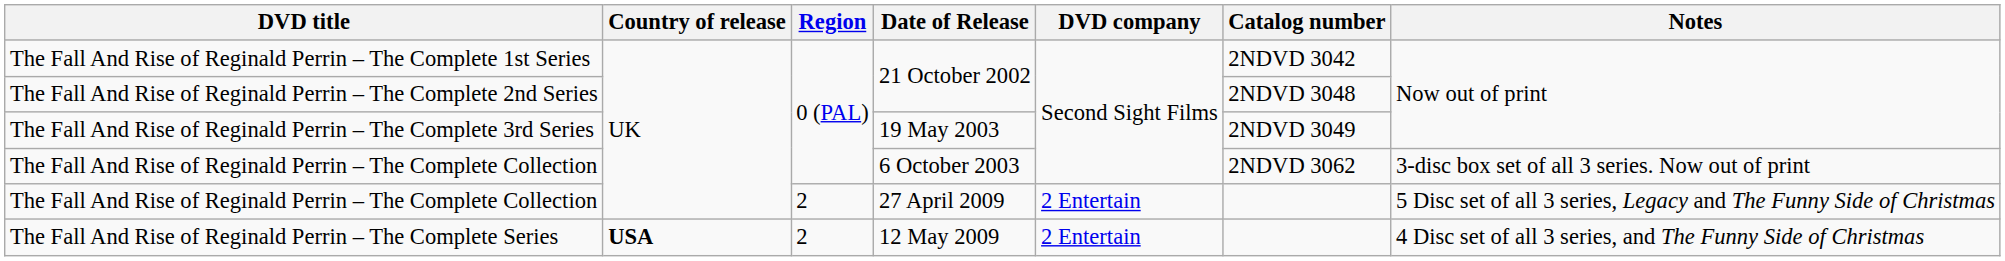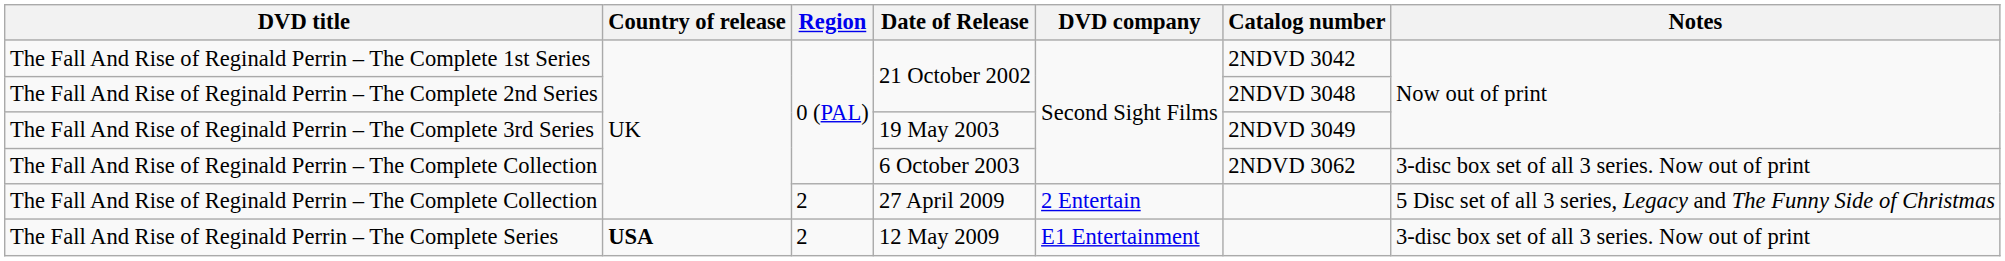(1091, 237) 2 Entertain -> (1120, 237) E1 Entertainment
(1660, 237) 4 Disc set of all 3 series, and The Funny Side of Christmas -> (1603, 237) 3-disc box set of all 3 series. Now out of print
